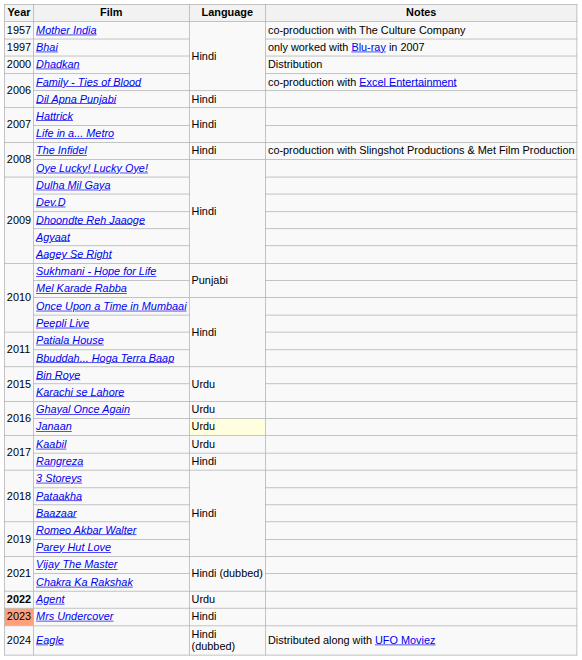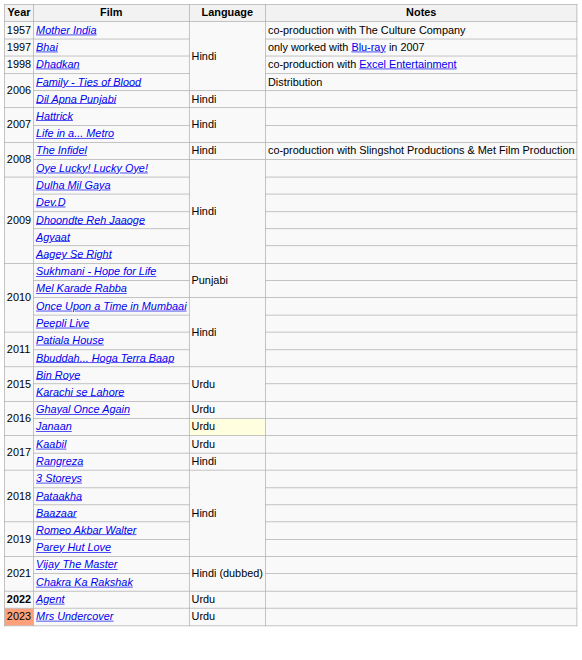(19, 64) 2000 -> (19, 64) 1998
(295, 64) Distribution -> (362, 64) co-production with Excel Entertainment
(362, 82) co-production with Excel Entertainment -> (295, 82) Distribution
(204, 617) Hindi -> (203, 617) Urdu
- row: (50, 640)
